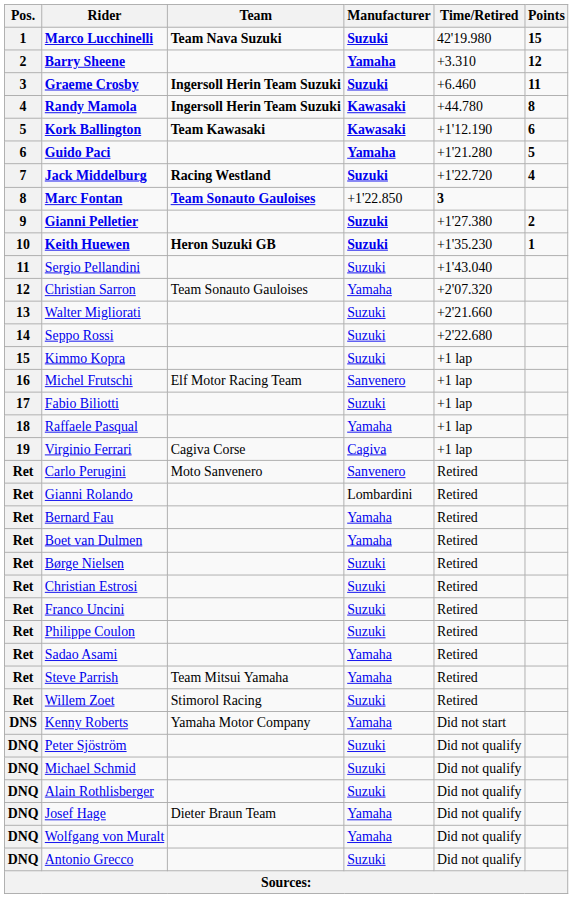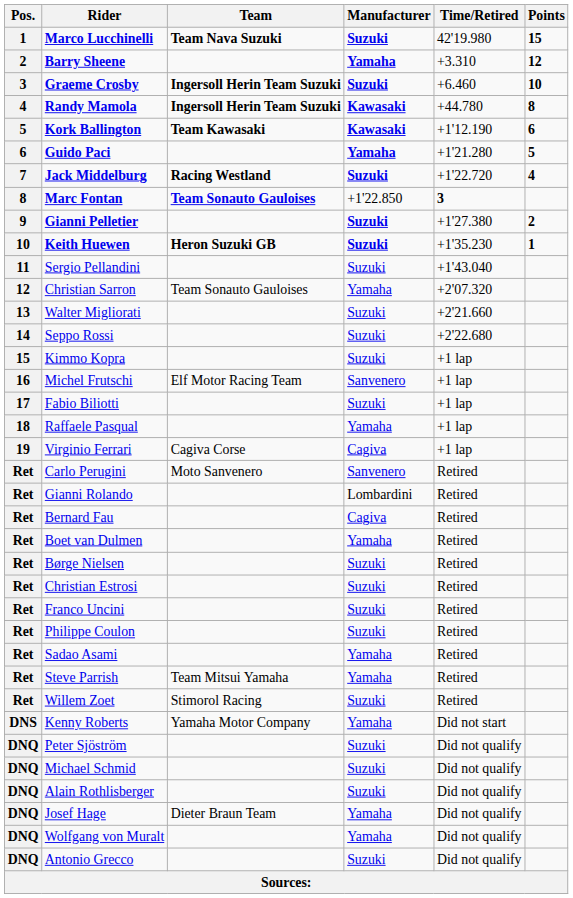(534, 84) 11 -> (535, 84) 10
(370, 517) Yamaha -> (367, 517) Cagiva
